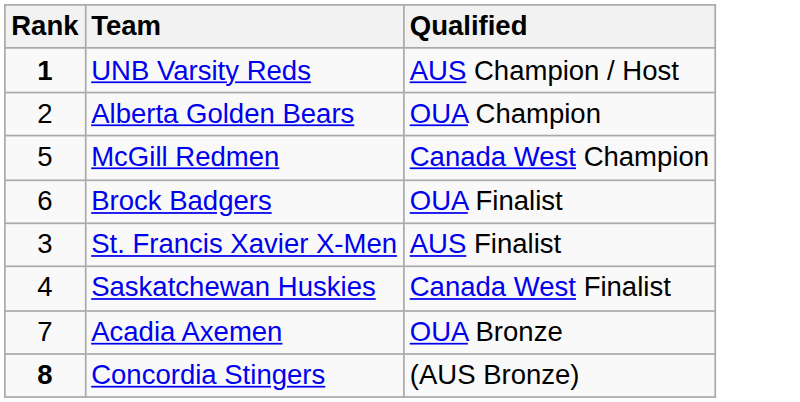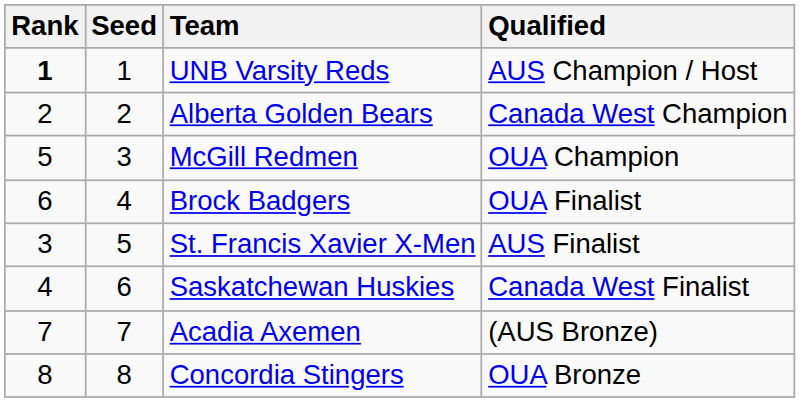+ column: (124, 26)
(505, 113) OUA Champion -> (638, 113) Canada West Champion
(559, 157) Canada West Champion -> (584, 157) OUA Champion
(486, 331) OUA Bronze -> (573, 331) (AUS Bronze)
(45, 375) bold -> (45, 375) normal
(495, 375) (AUS Bronze) -> (565, 375) OUA Bronze
